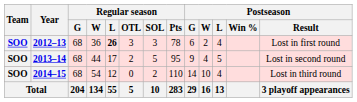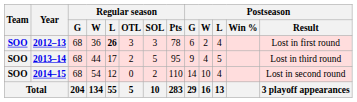(306, 59) Lost in second round -> (306, 59) Lost in third round
(306, 74) Lost in third round -> (306, 74) Lost in second round
